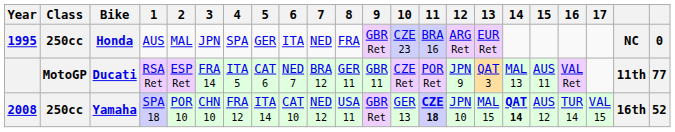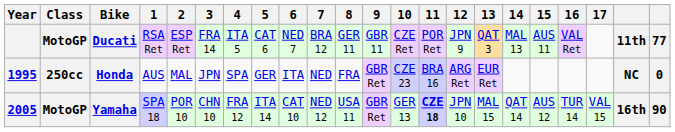rows swapped: (115, 41) <-> (115, 75)
(22, 109) 2008 -> (22, 109) 2005
(65, 109) 250cc -> (65, 109) MotoGP
(516, 109) bold -> (516, 109) normal
(659, 109) 52 -> (659, 109) 90
